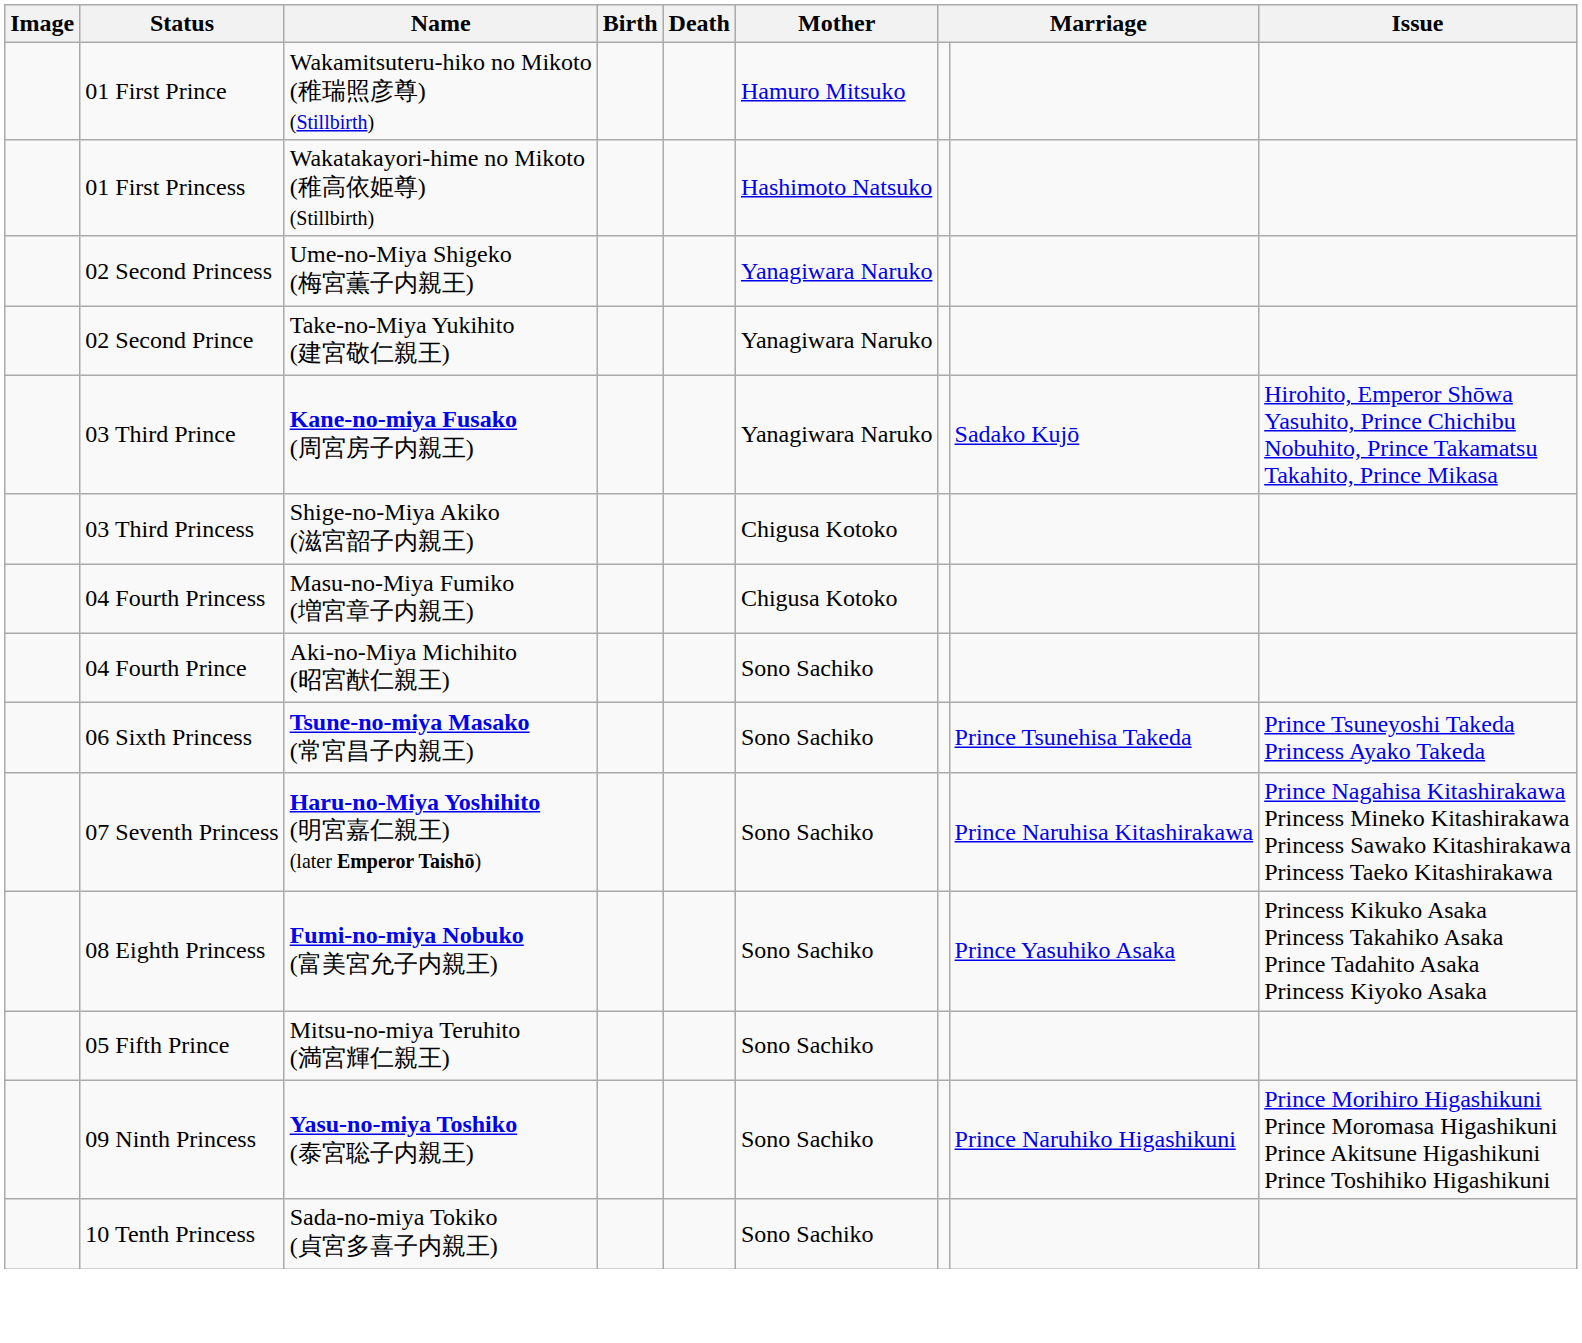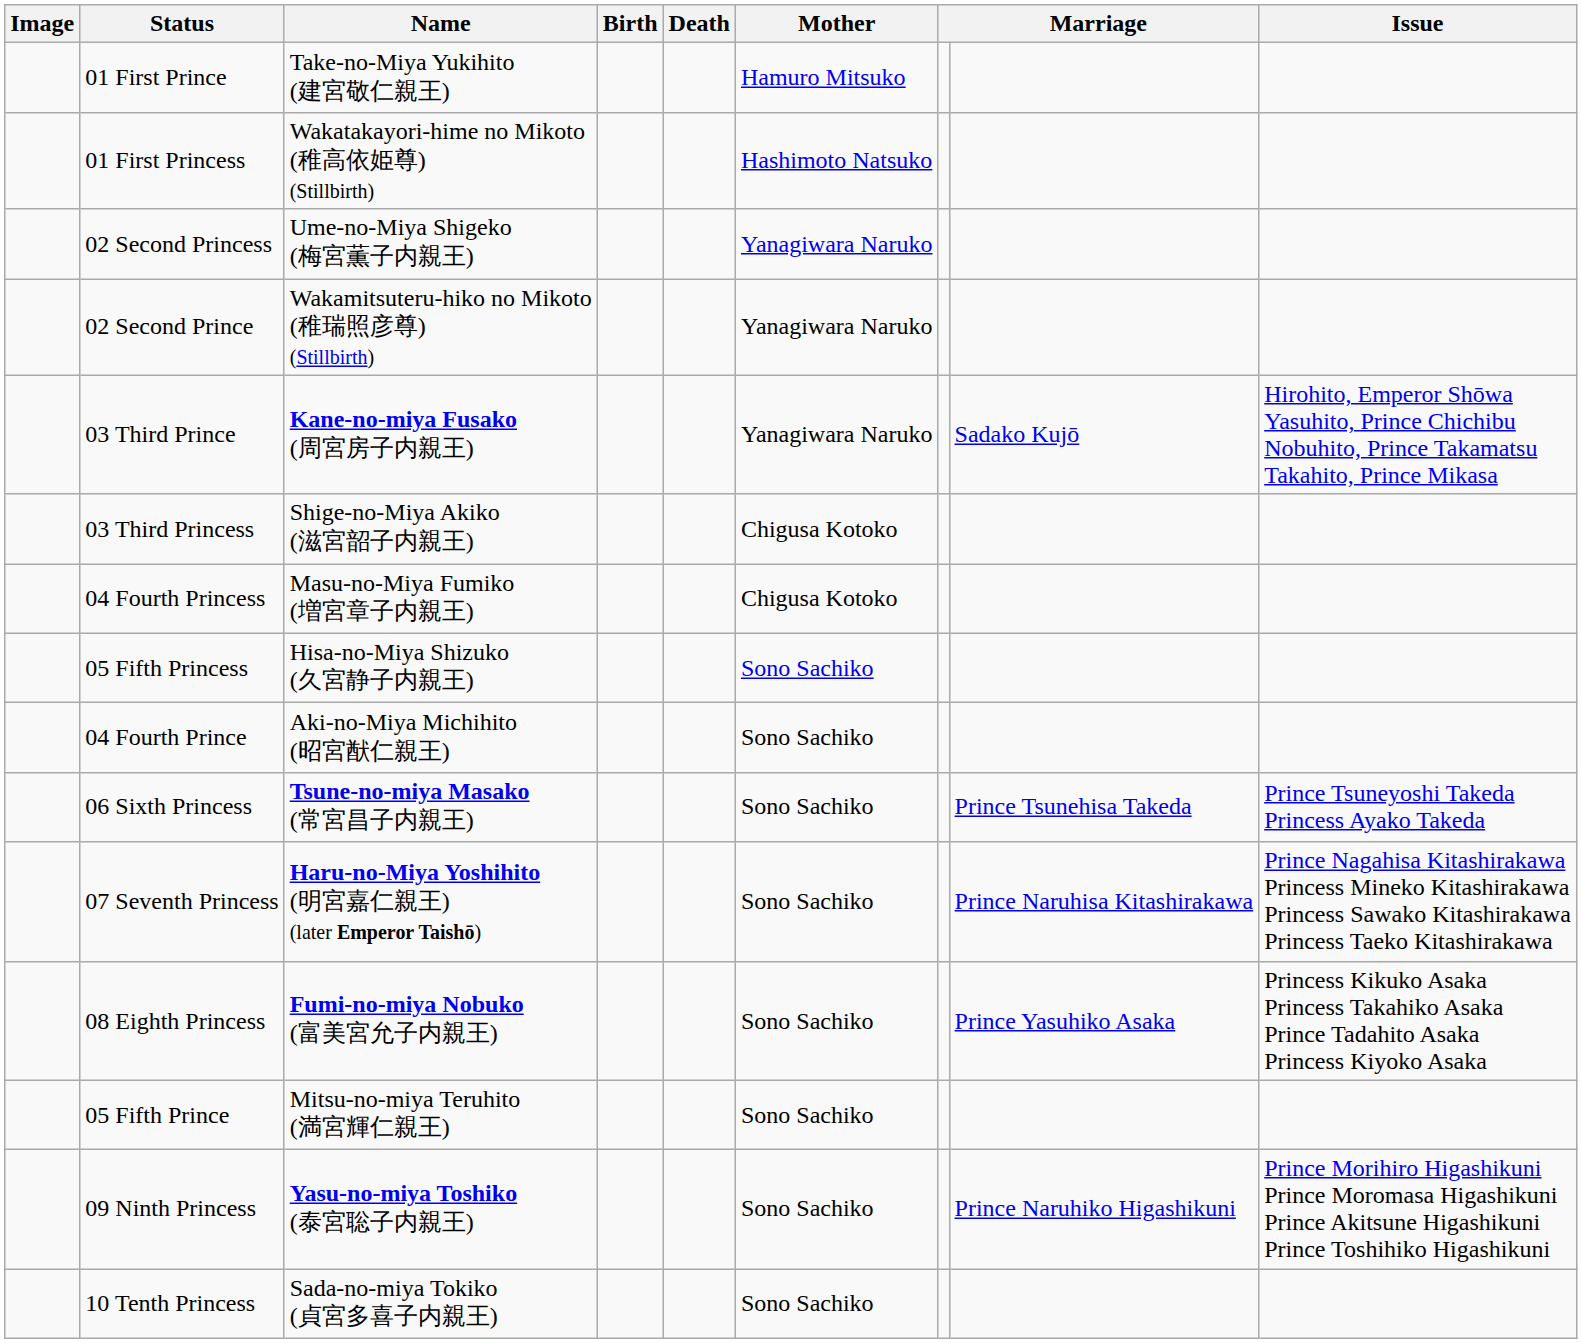(441, 90) Wakamitsuteru-hiko no Mikoto (稚瑞照彦尊) (Stillbirth) -> (402, 75) Take-no-Miya Yukihito (建宮敬仁親王)
(402, 338) Take-no-Miya Yukihito (建宮敬仁親王) -> (441, 326) Wakamitsuteru-hiko no Mikoto (稚瑞照彦尊) (Stillbirth)
+ row: (167, 667)
